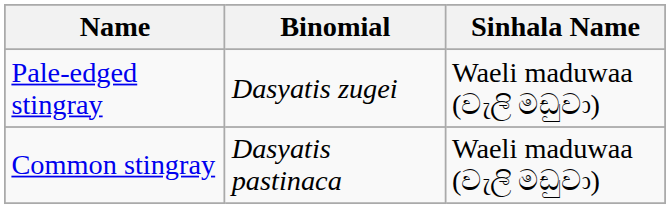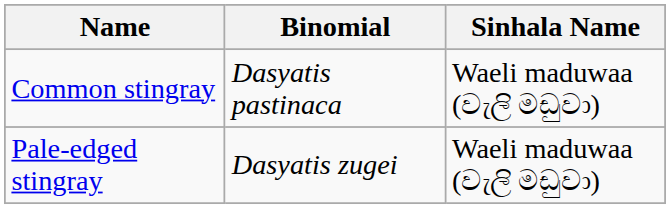rows swapped: (113, 164) <-> (74, 87)
